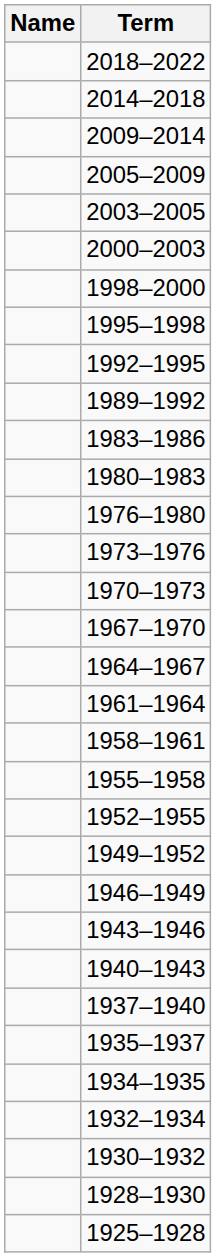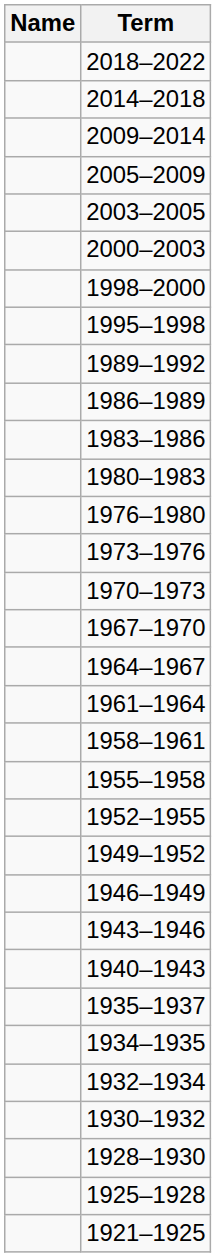- row: (146, 363)
+ row: (146, 401)
- row: (146, 1006)
+ row: (146, 1233)
